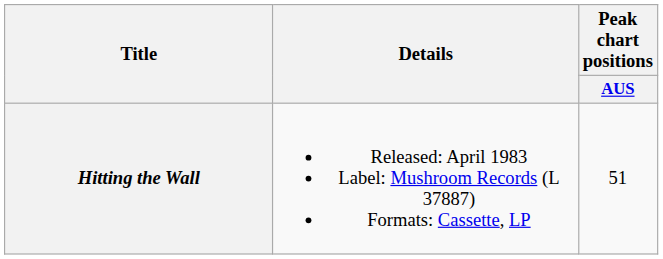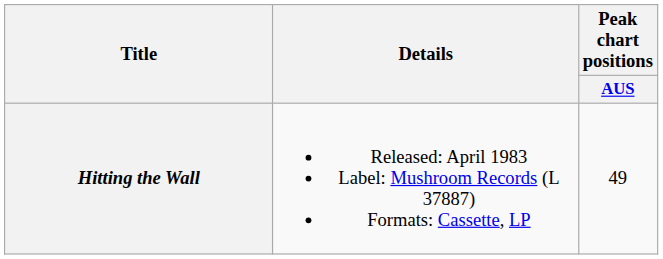(618, 178) 51 -> (618, 178) 49
